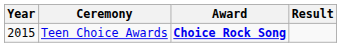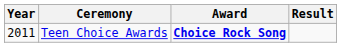(21, 33) 2015 -> (21, 33) 2011
